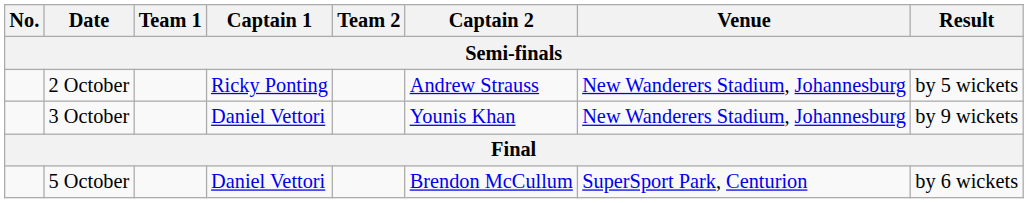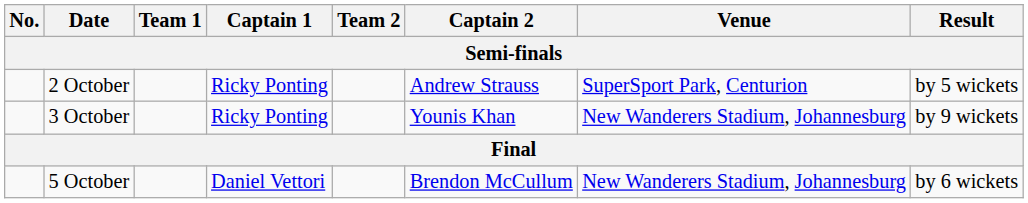(744, 85) New Wanderers Stadium, Johannesburg -> (695, 85) SuperSport Park, Centurion
(268, 117) Daniel Vettori -> (269, 117) Ricky Ponting
(695, 181) SuperSport Park, Centurion -> (744, 181) New Wanderers Stadium, Johannesburg
